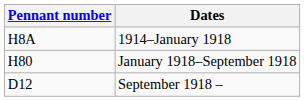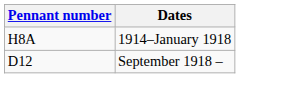- row: (207, 61)
